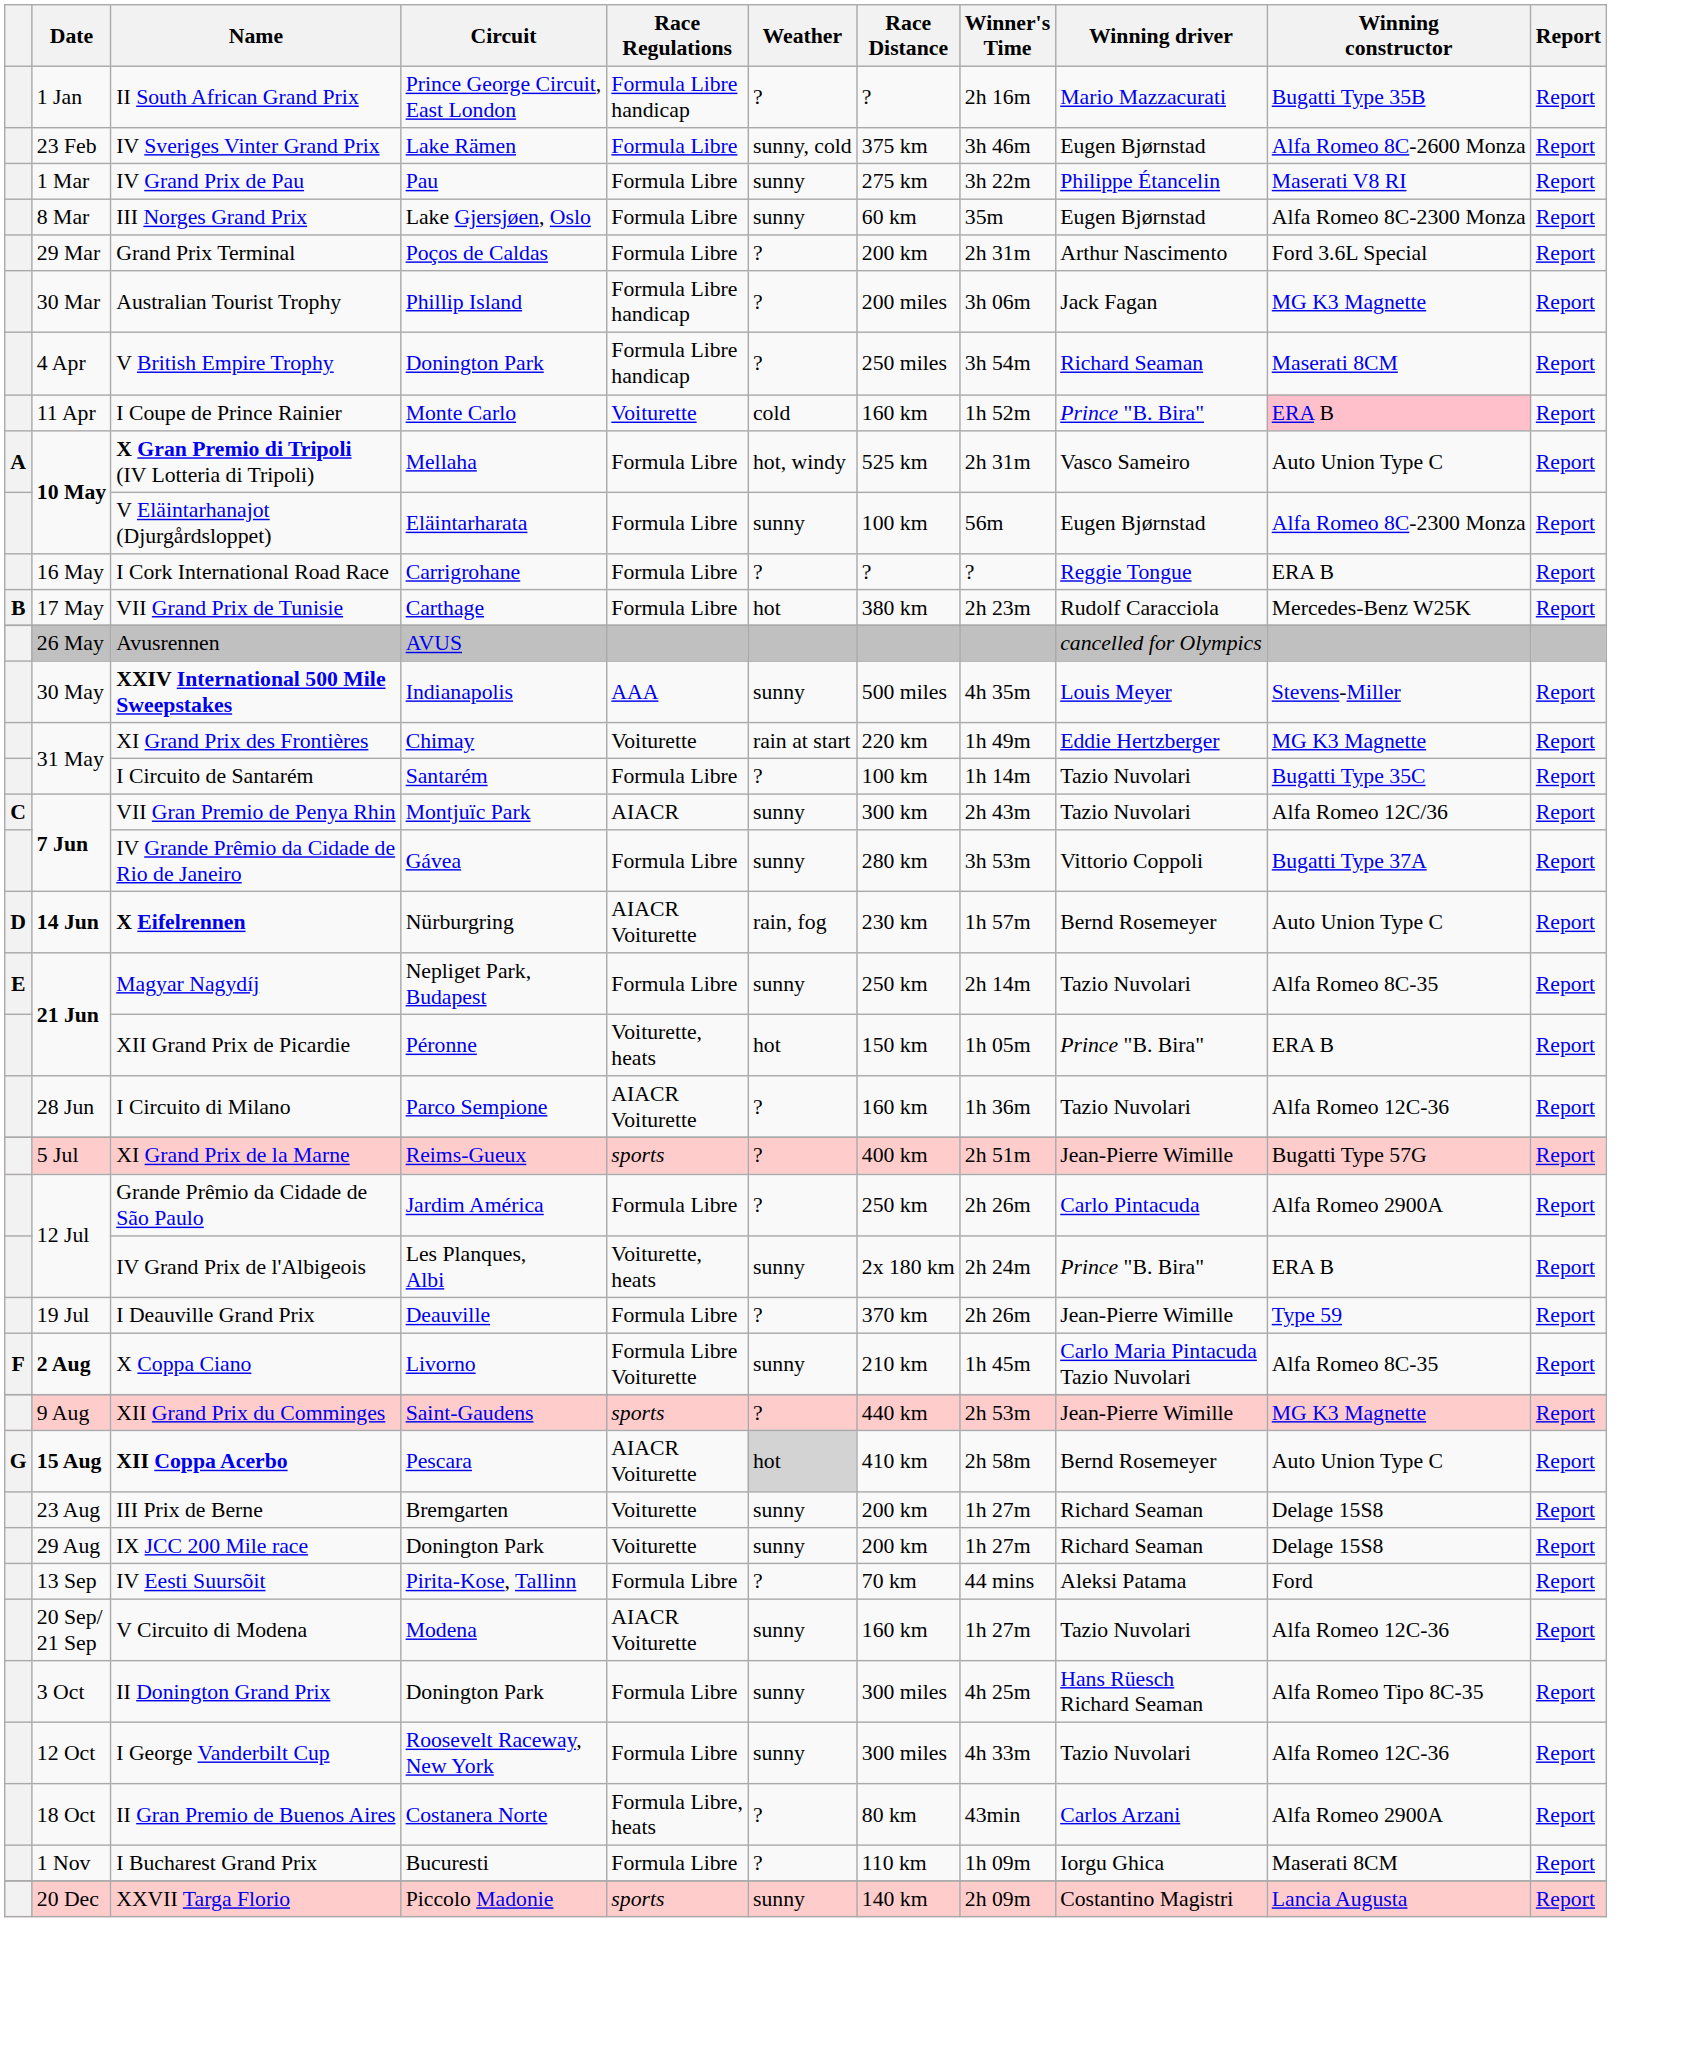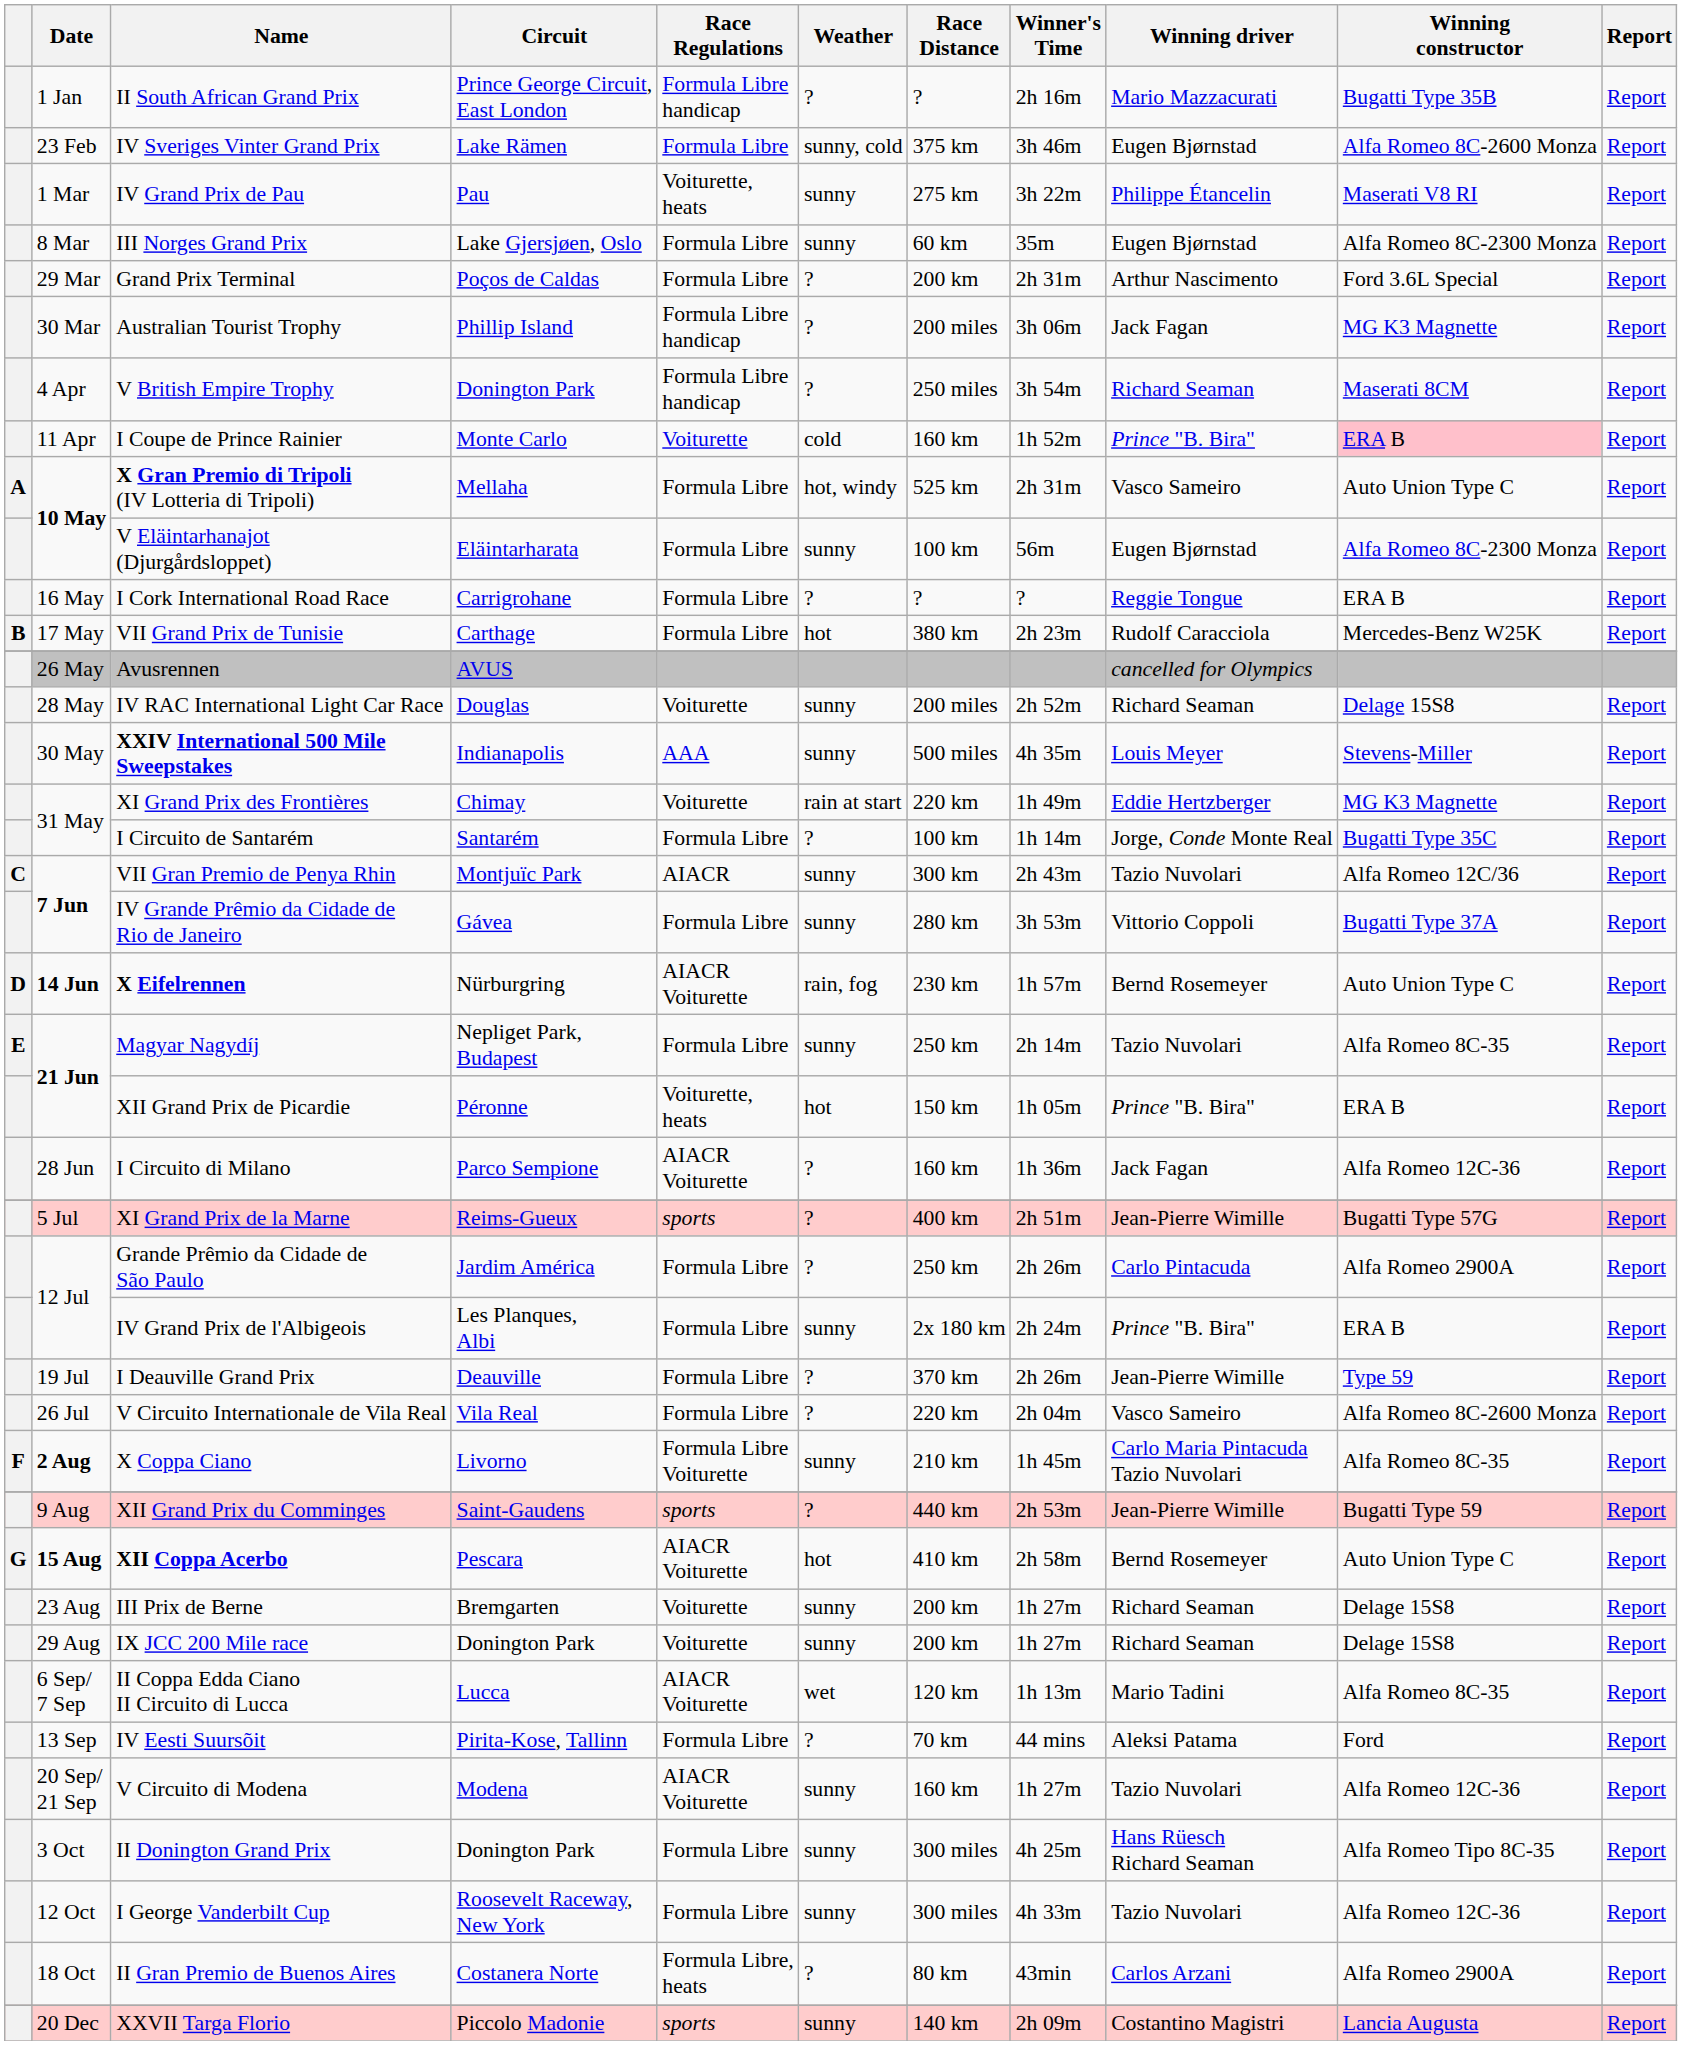(674, 181) Formula Libre -> (708, 194) Voiturette, heats
+ row: (280, 704)
(1125, 776) Tazio Nuvolari -> (1222, 837) Jorge, Conde Monte Real
(1125, 1107) Tazio Nuvolari -> (1160, 1168) Jack Fagan
(657, 1266) Voiturette, heats -> (725, 1327) Formula Libre
+ row: (281, 1412)
(1349, 1412) MG K3 Magnette -> (1412, 1509) Bugatti Type 59
(767, 1460) lightgrey background -> (818, 1558) no background
+ row: (208, 1691)
- row: (217, 1863)
